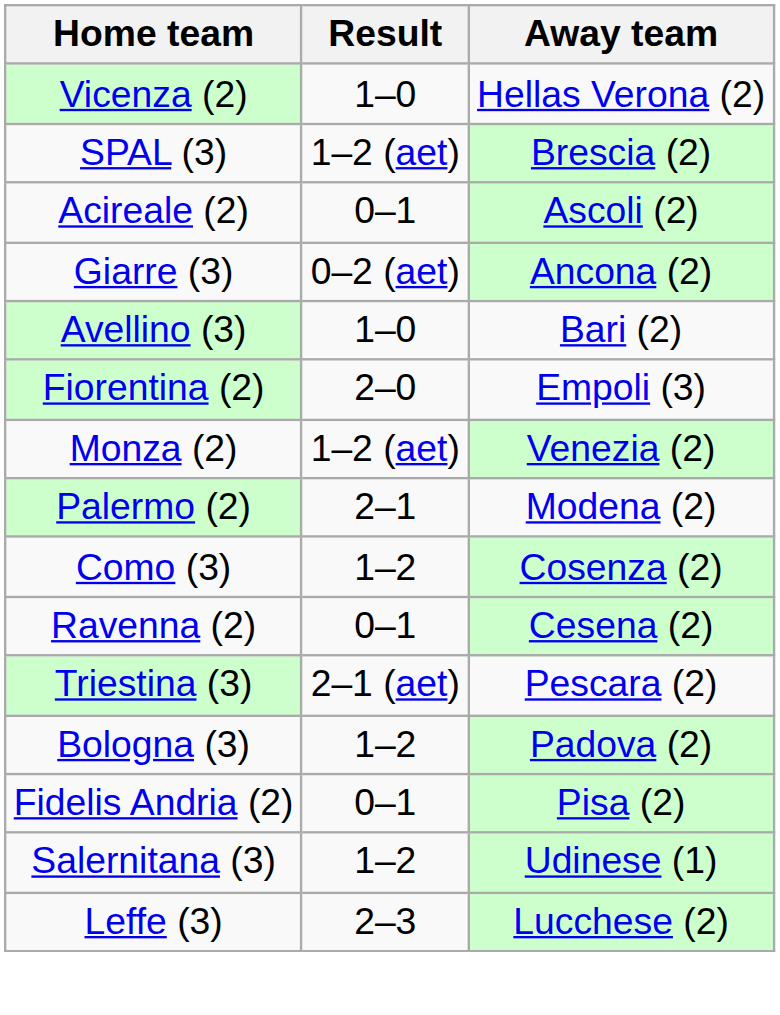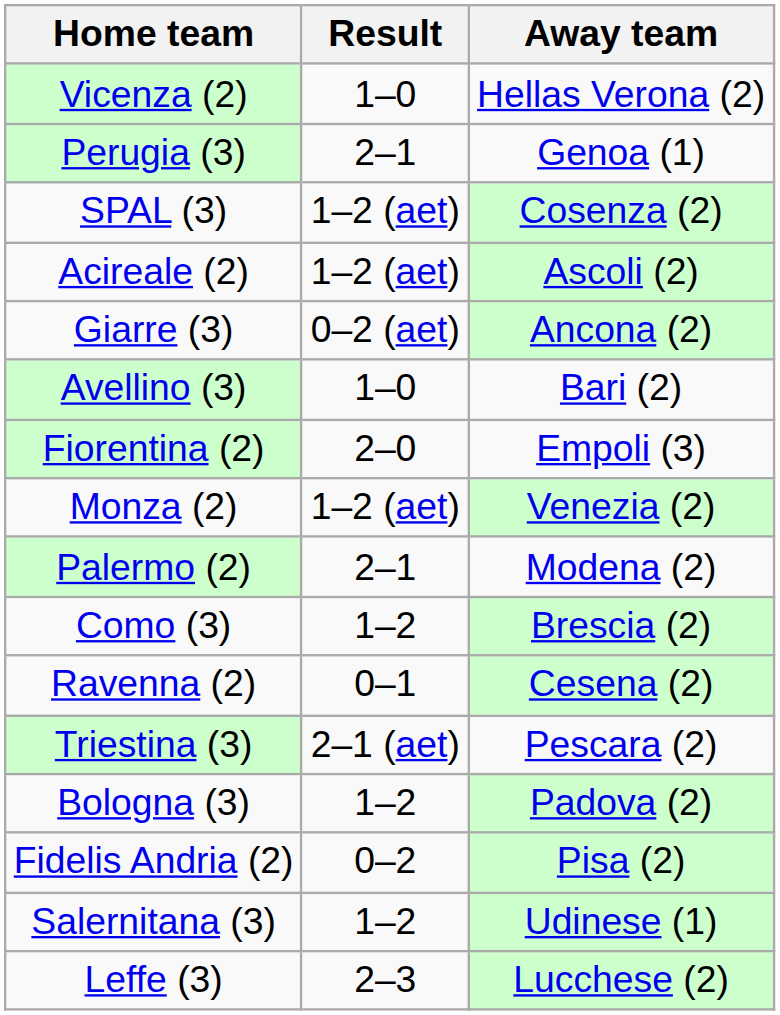+ row: (154, 152)
(621, 152) Brescia (2) -> (621, 211) Cosenza (2)
(385, 211) 0–1 -> (385, 270) 1–2 (aet)
(621, 566) Cosenza (2) -> (621, 625) Brescia (2)
(385, 802) 0–1 -> (385, 861) 0–2
